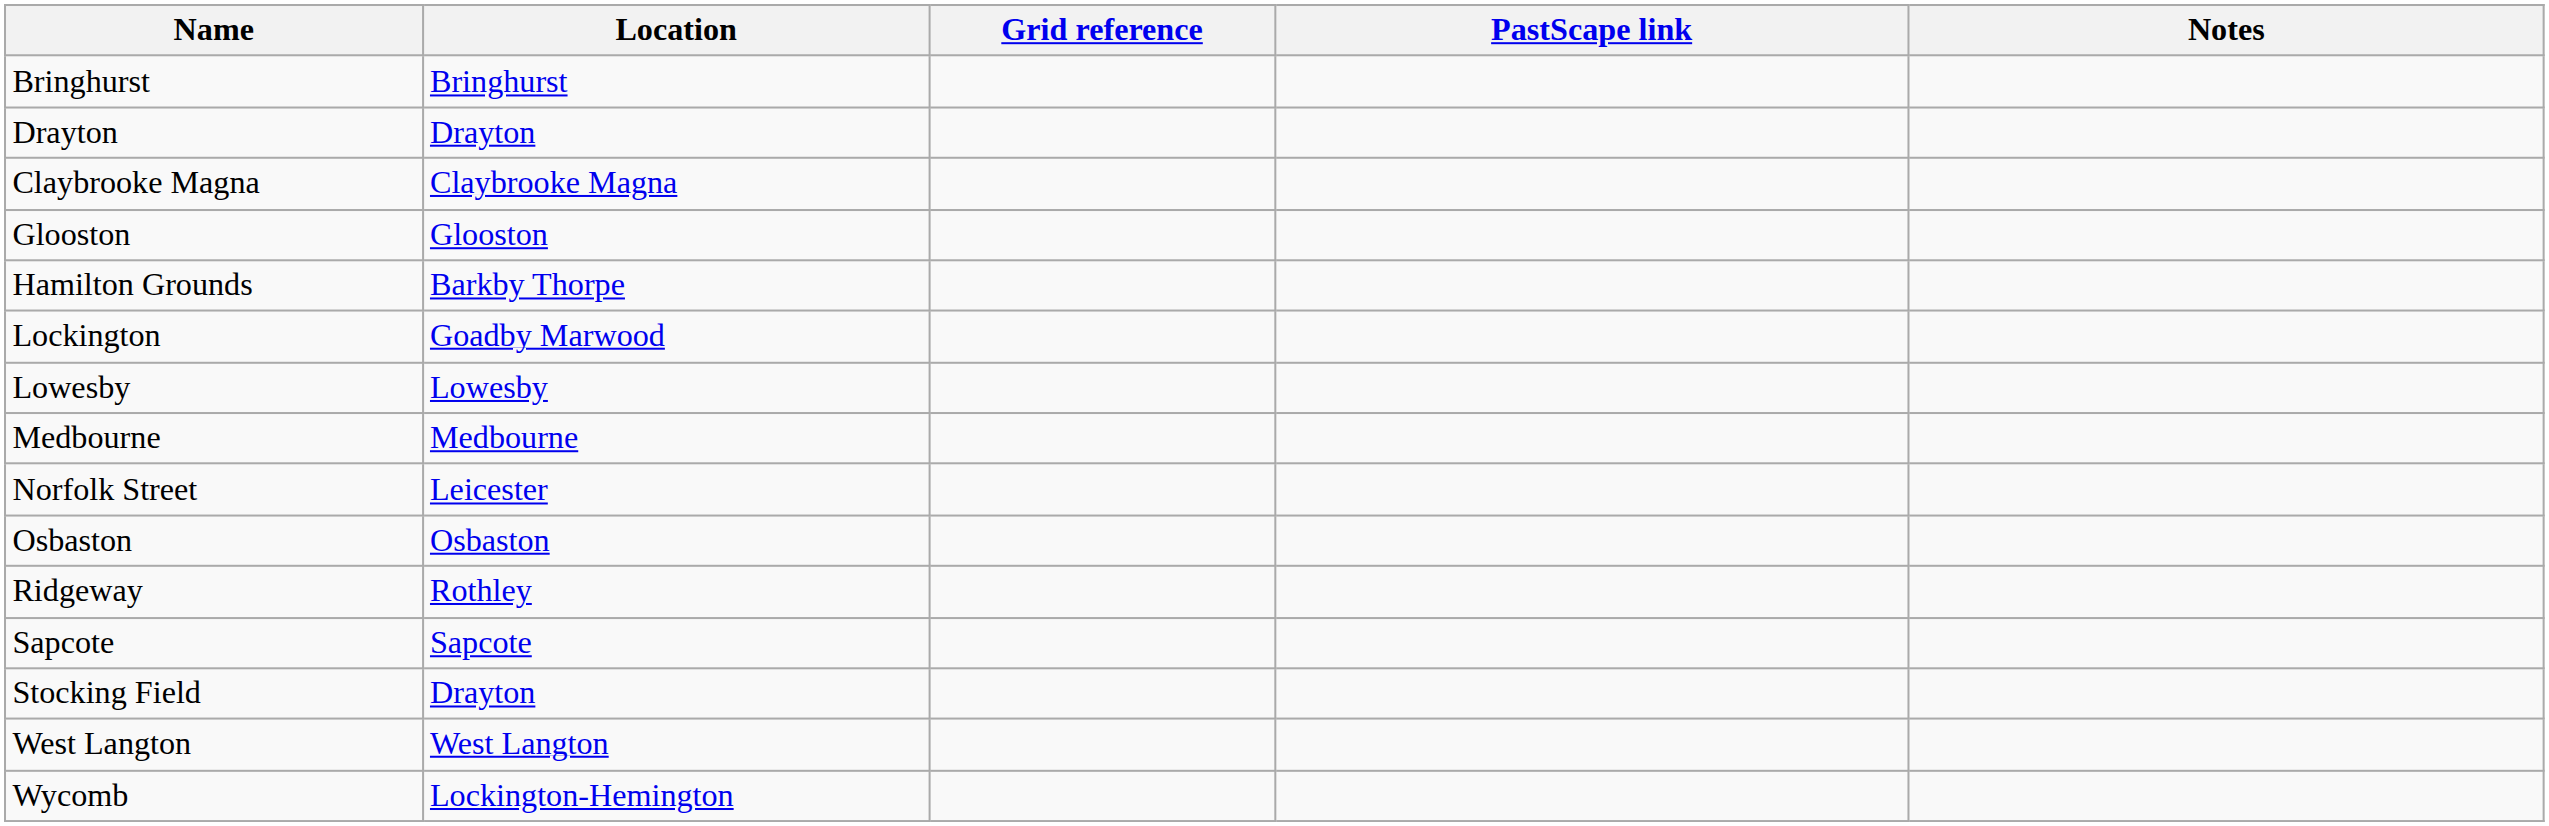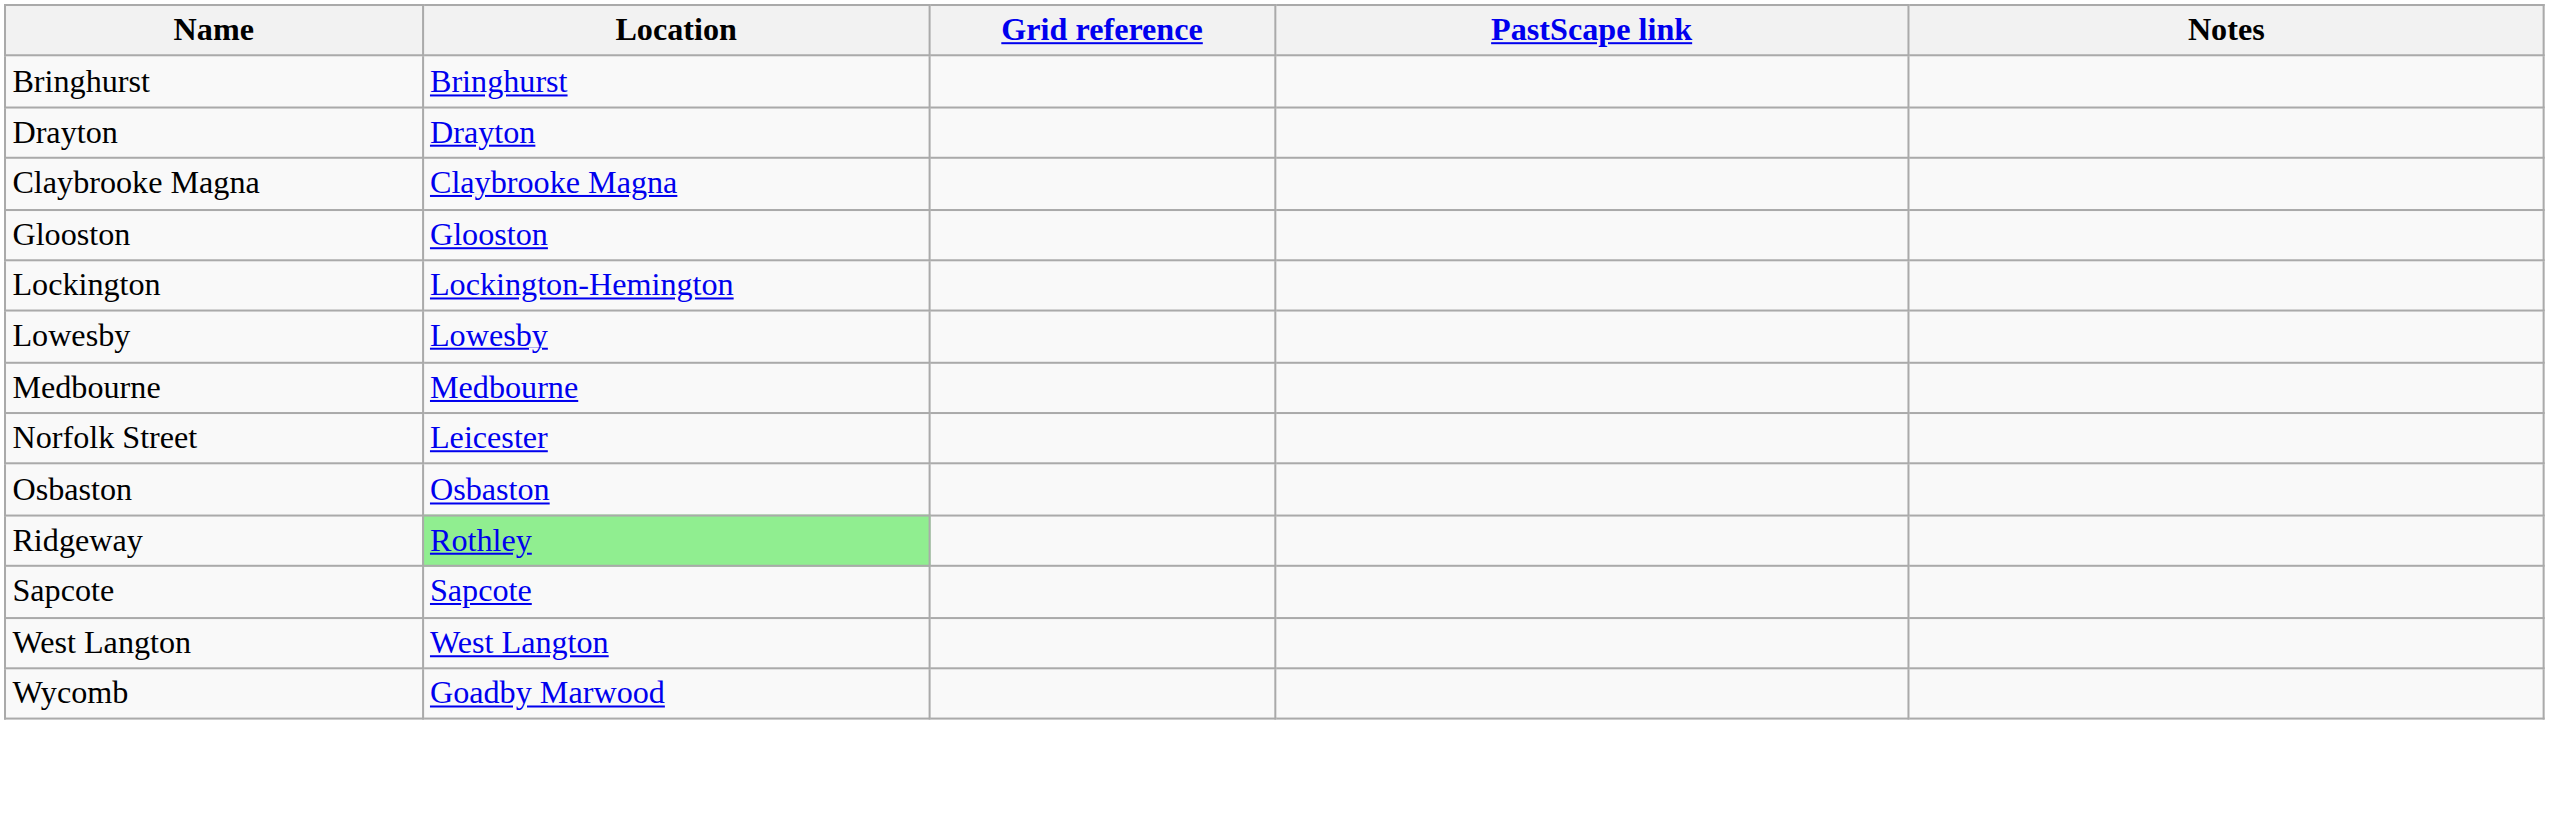- row: (133, 285)
(547, 336) Goadby Marwood -> (582, 285) Lockington-Hemington
(481, 591) no background -> (481, 540) lightgreen background
- row: (107, 693)
(582, 795) Lockington-Hemington -> (547, 693) Goadby Marwood
